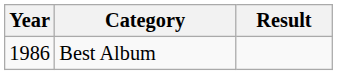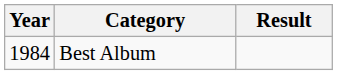(30, 52) 1986 -> (30, 52) 1984
